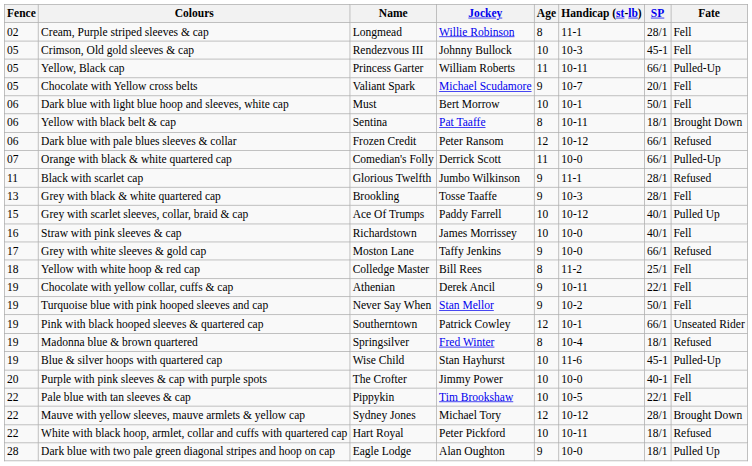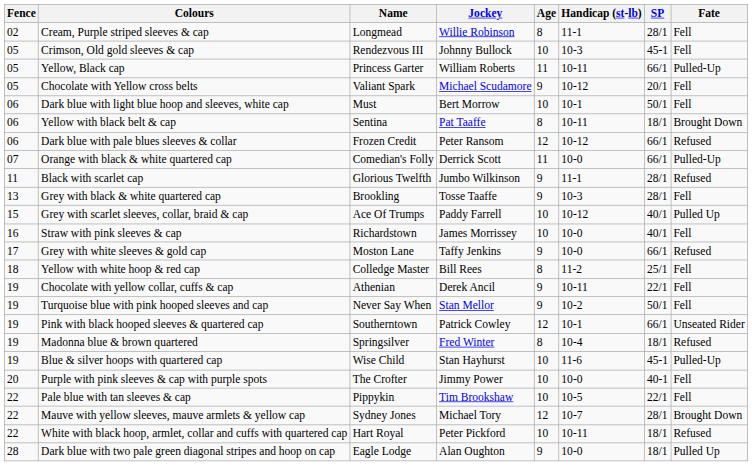(572, 86) 10-7 -> (575, 86) 10-12
(575, 415) 10-12 -> (572, 415) 10-7
